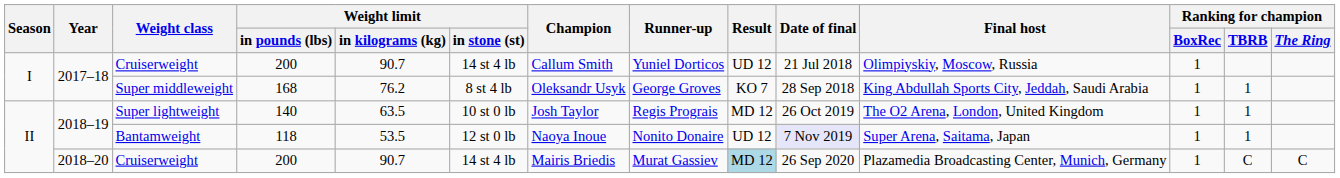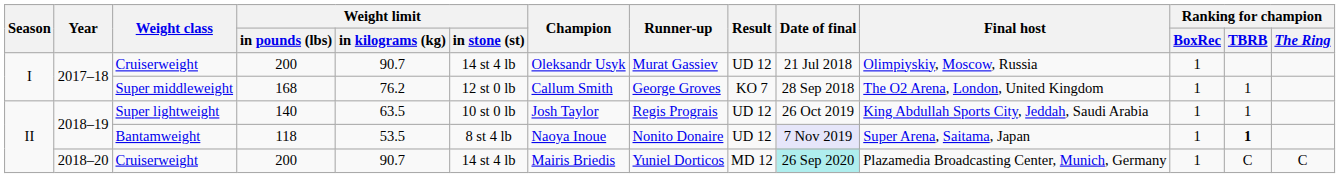(572, 64) Callum Smith -> (579, 64) Oleksandr Usyk
(678, 64) Yuniel Dorticos -> (675, 64) Murat Gassiev
(489, 88) 8 st 4 lb -> (489, 88) 12 st 0 lb
(579, 88) Oleksandr Usyk -> (572, 88) Callum Smith
(1006, 88) King Abdullah Sports City, Jeddah, Saudi Arabia -> (983, 88) The O2 Arena, London, United Kingdom
(752, 112) MD 12 -> (752, 112) UD 12
(983, 112) The O2 Arena, London, United Kingdom -> (1006, 112) King Abdullah Sports City, Jeddah, Saudi Arabia
(489, 136) 12 st 0 lb -> (489, 136) 8 st 4 lb
(1248, 136) normal -> (1248, 136) bold
(675, 160) Murat Gassiev -> (678, 160) Yuniel Dorticos
(752, 160) lightblue background -> (752, 160) no background
(818, 160) no background -> (818, 160) paleturquoise background
